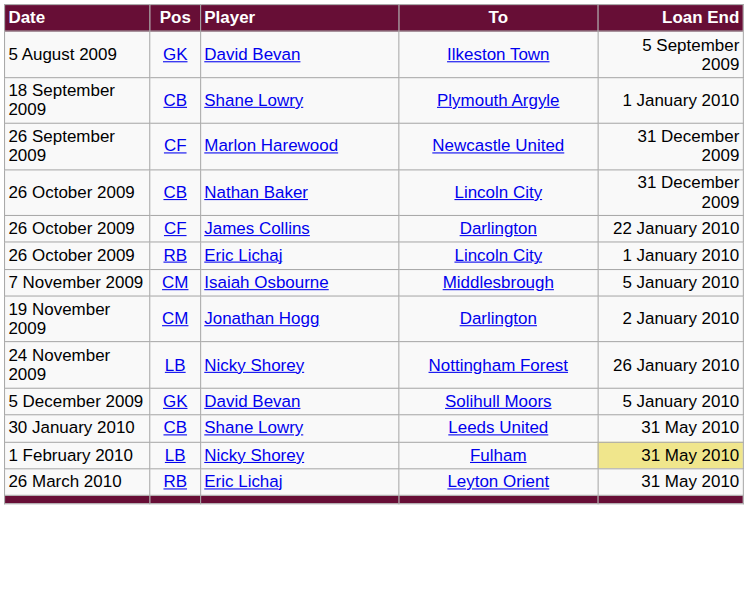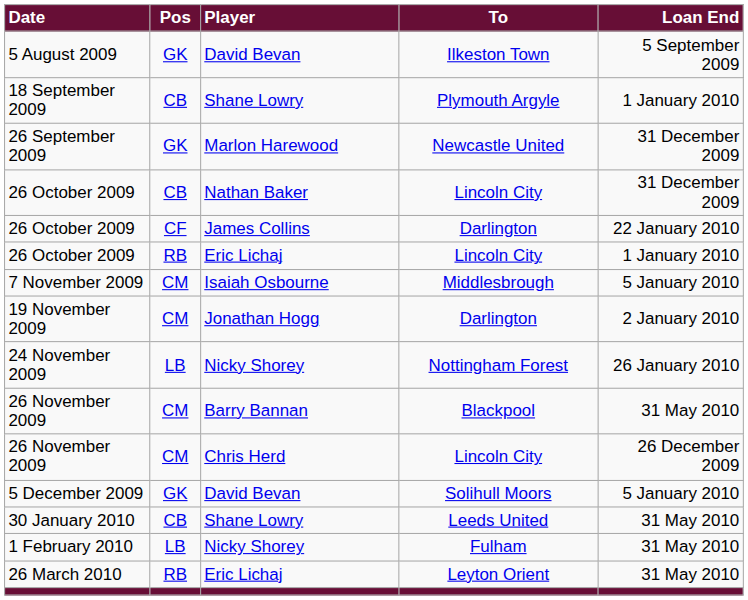(175, 146) CF -> (175, 146) GK
+ row: (59, 410)
+ row: (59, 456)
(690, 455) khaki background -> (690, 547) no background
